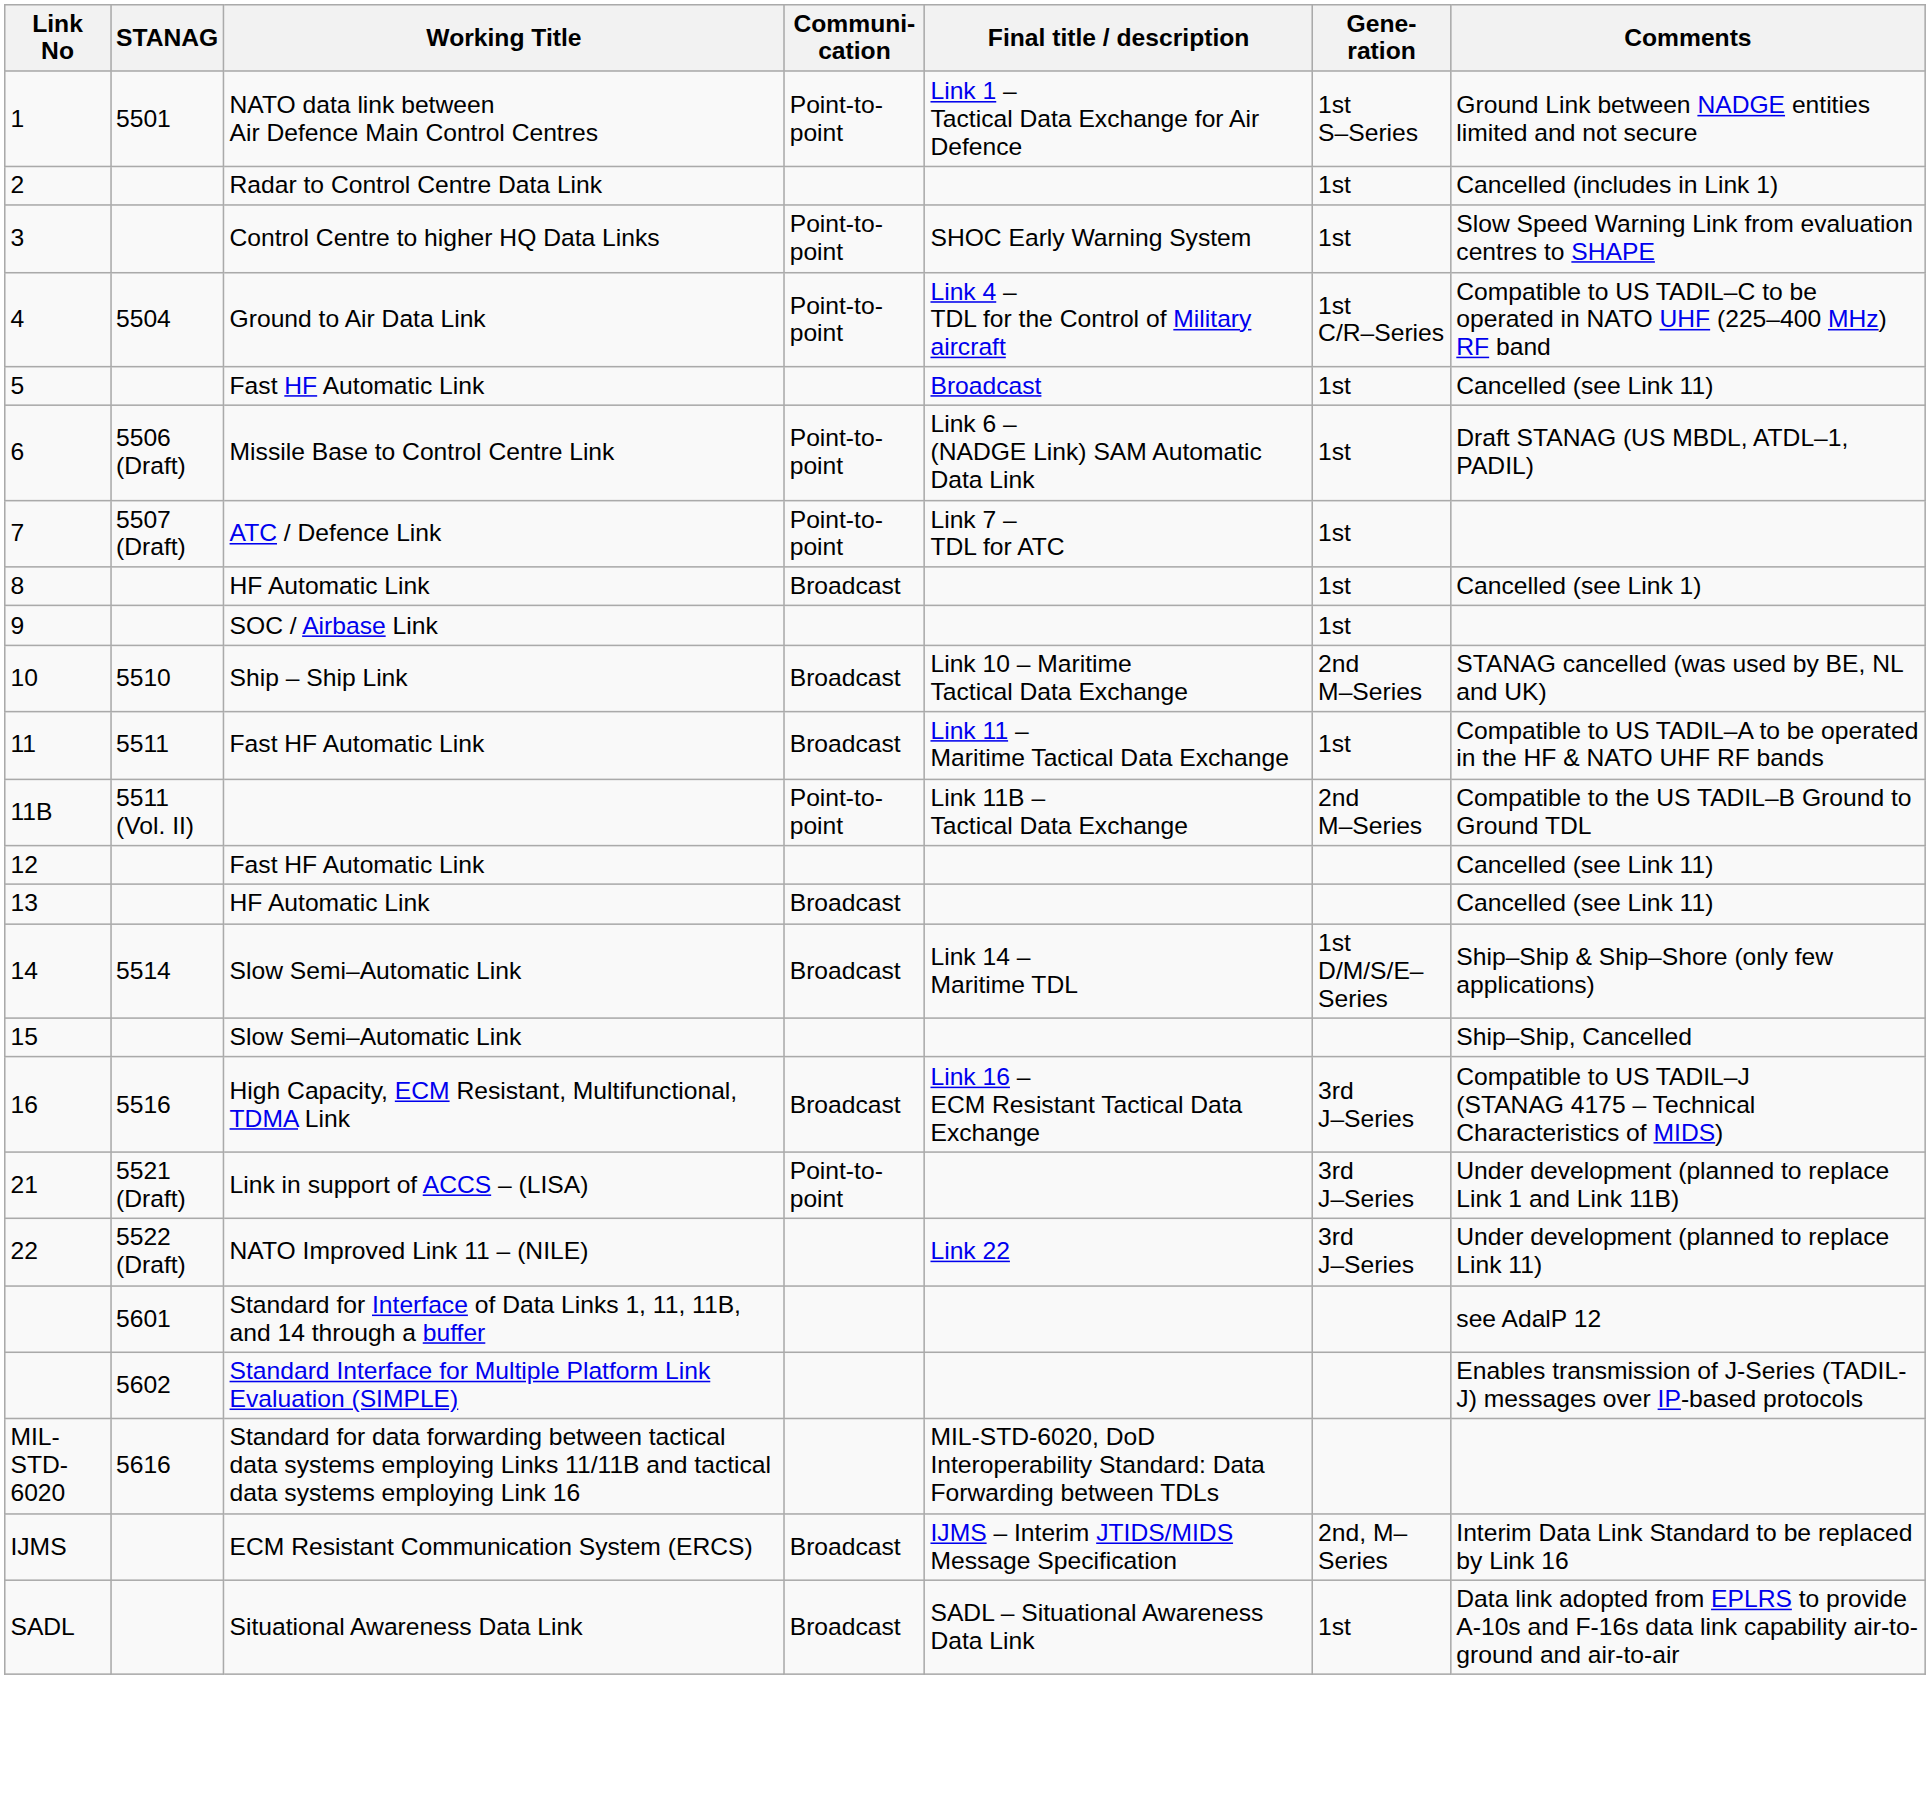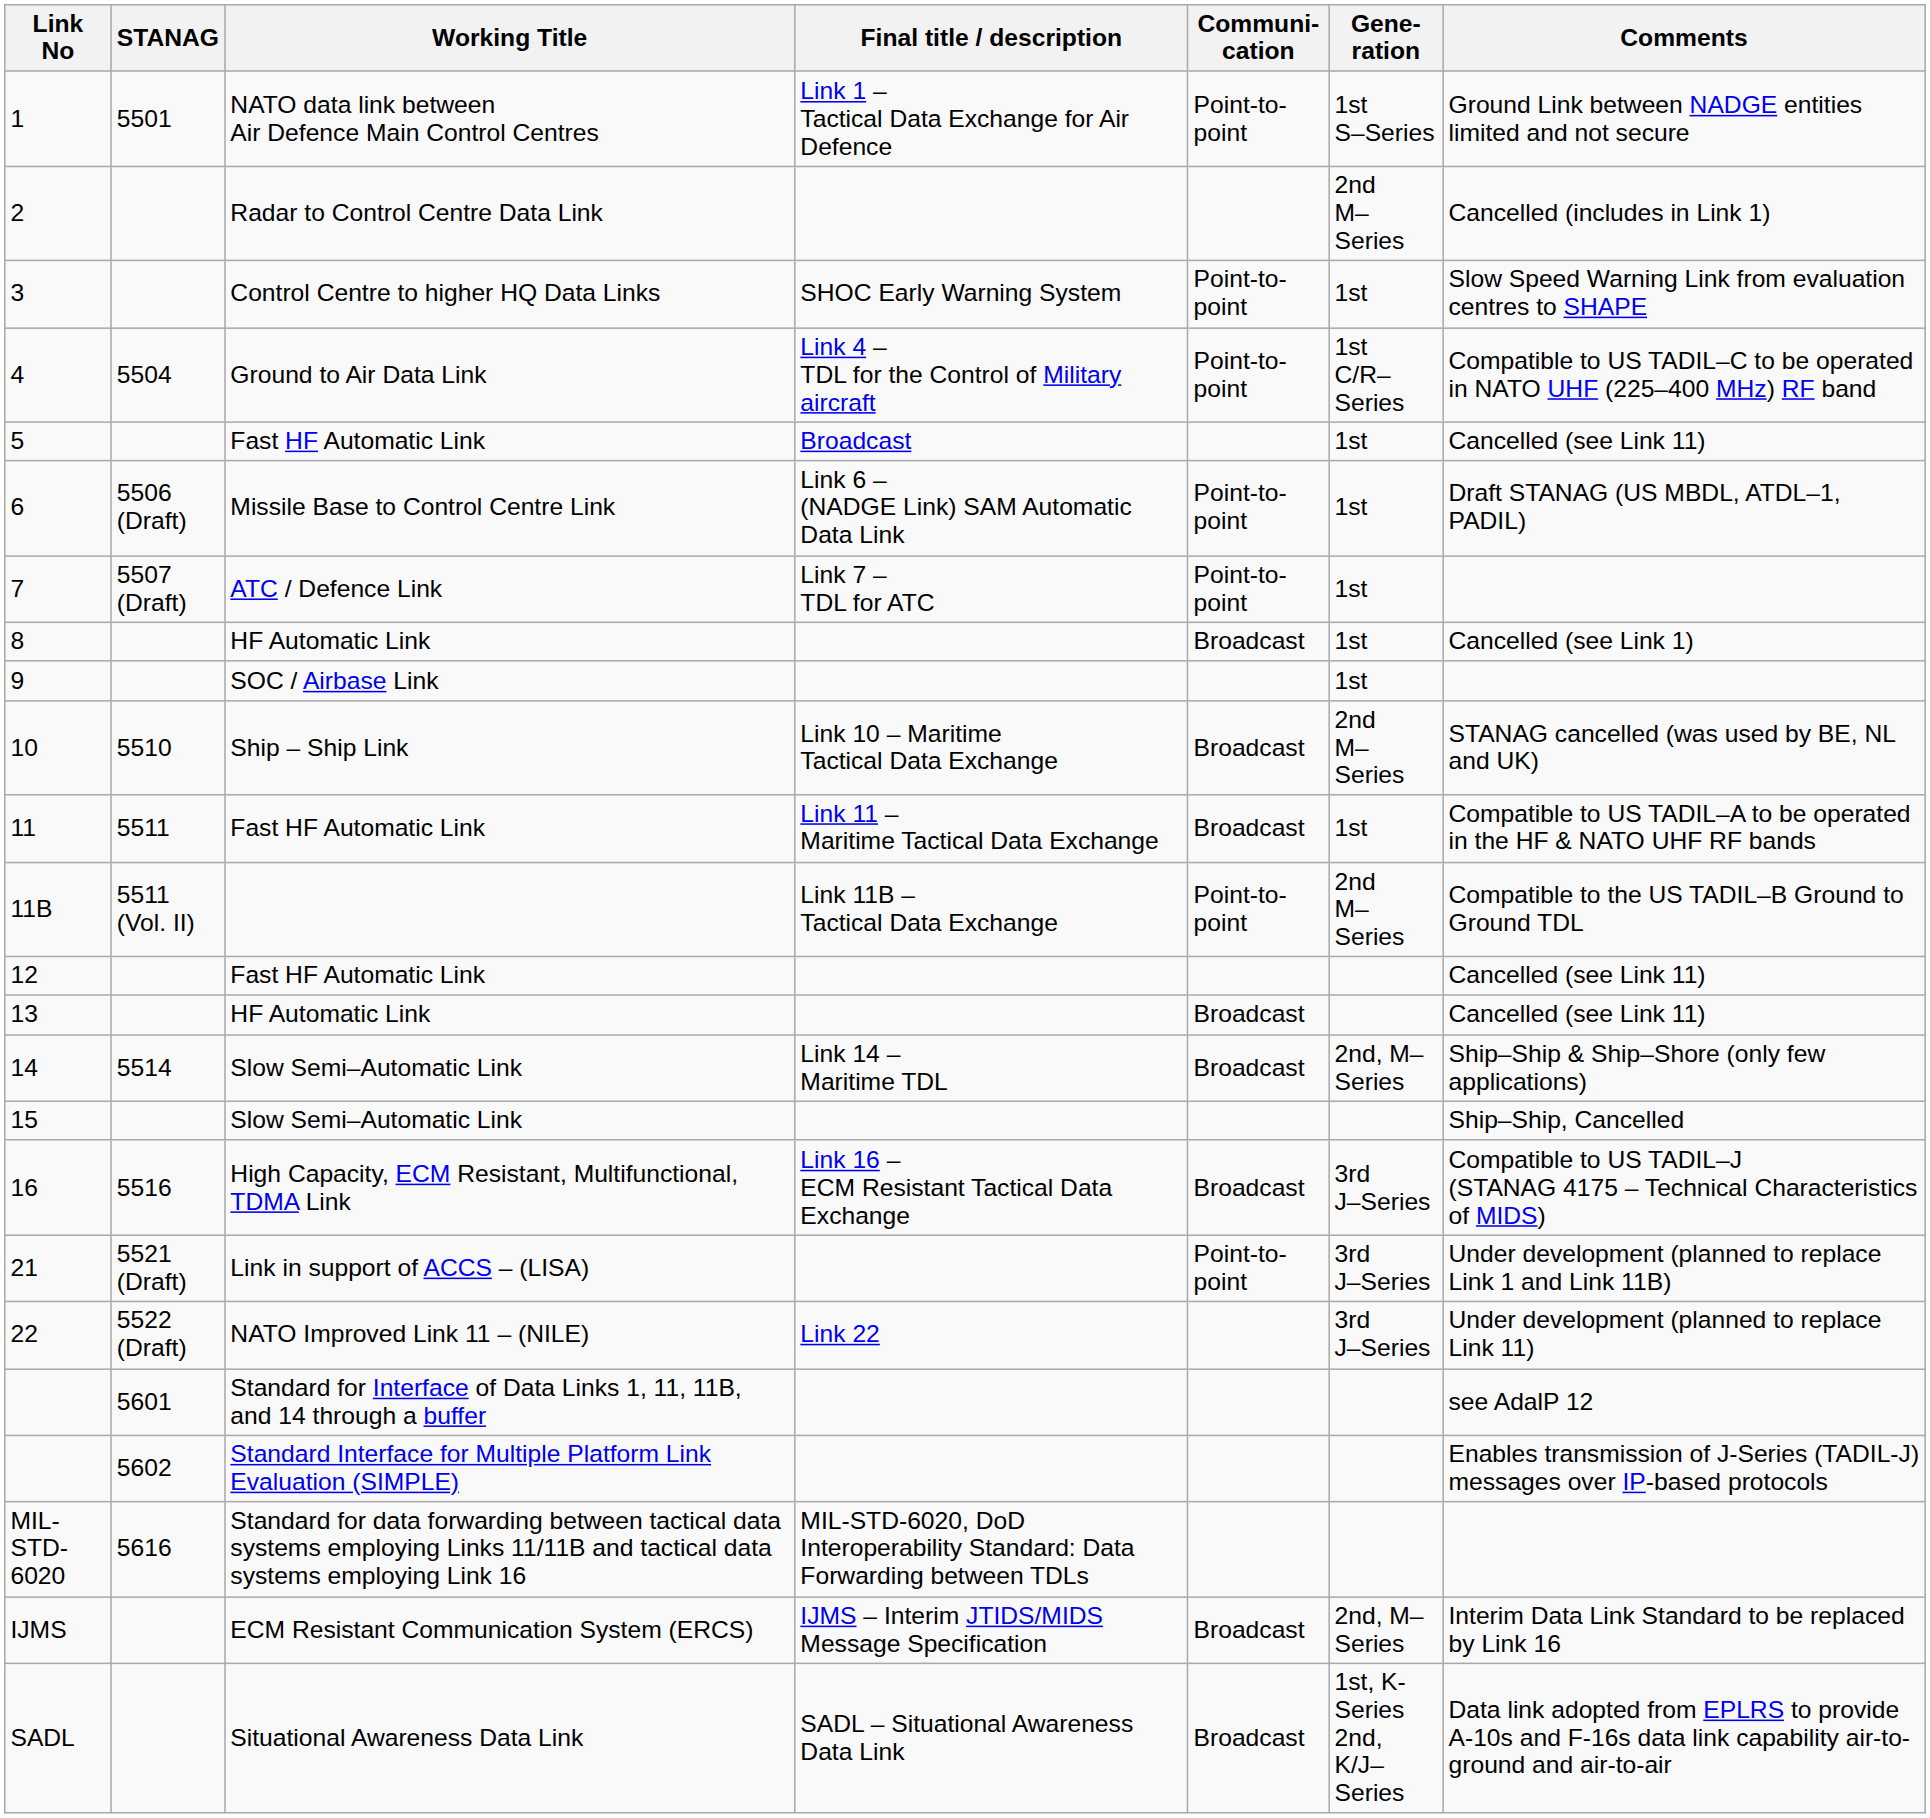columns swapped: (1119, 37) <-> (854, 37)
(1335, 185) 1st -> (1369, 213) 2nd M–Series
(1371, 970) 1st D/M/S/E–Series -> (1379, 1067) 2nd, M–Series
(1335, 1627) 1st -> (1370, 1738) 1st, K-Series 2nd, K/J–Series
